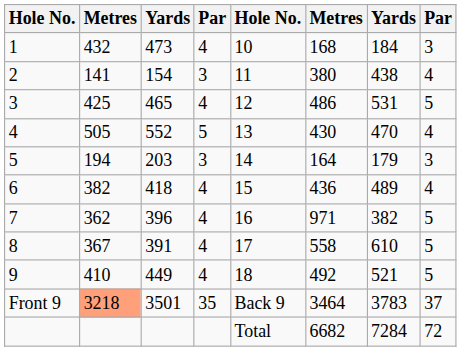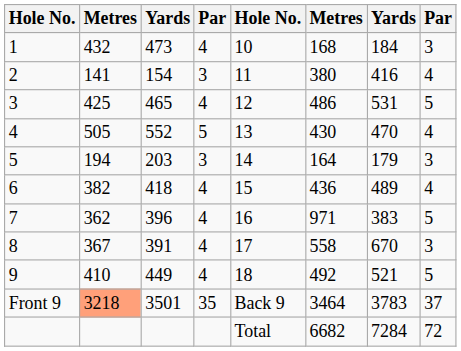(385, 75) 438 -> (385, 75) 416
(385, 217) 382 -> (385, 217) 383
(385, 246) 610 -> (385, 246) 670
(429, 246) 5 -> (429, 246) 3
